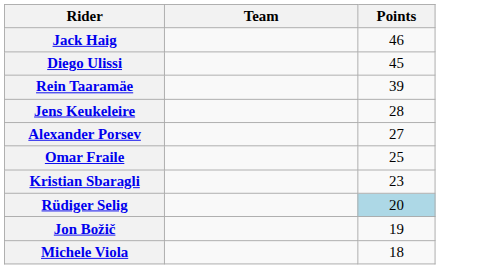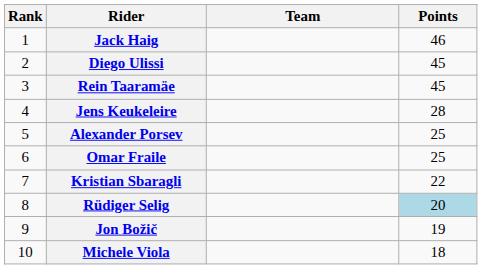+ column: (25, 16)
(396, 87) 39 -> (438, 87) 45
(396, 134) 27 -> (438, 134) 25
(396, 181) 23 -> (438, 181) 22
